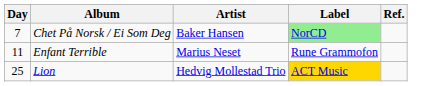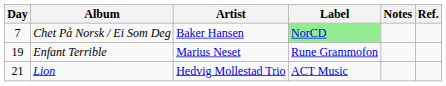+ column: (398, 14)
(17, 52) 11 -> (17, 52) 19
(17, 71) 25 -> (17, 71) 21
(319, 71) gold background -> (319, 71) no background
